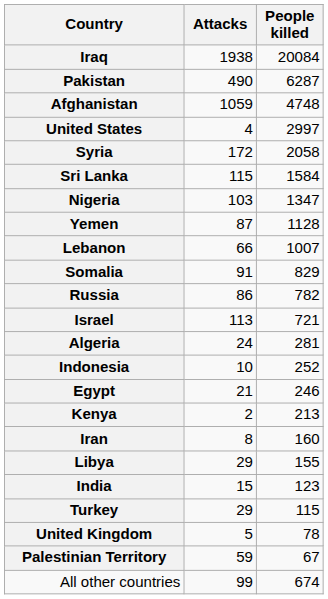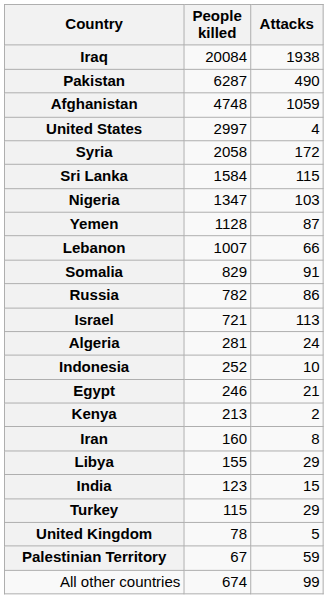columns swapped: (220, 24) <-> (290, 24)
